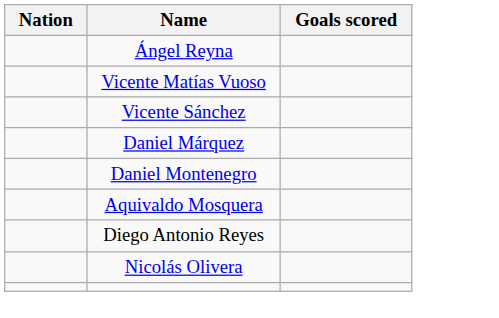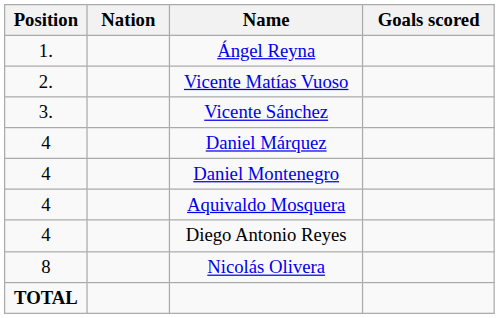+ column: (46, 20)
